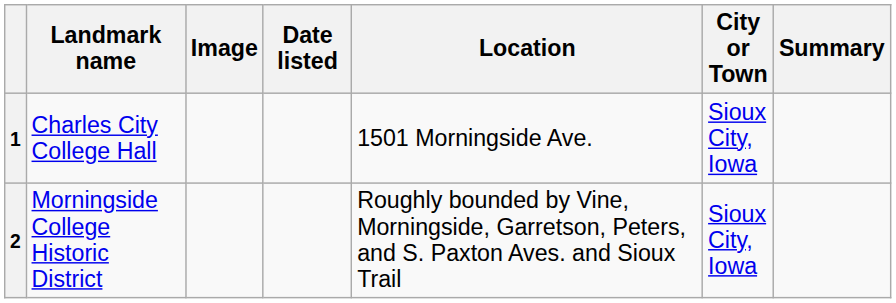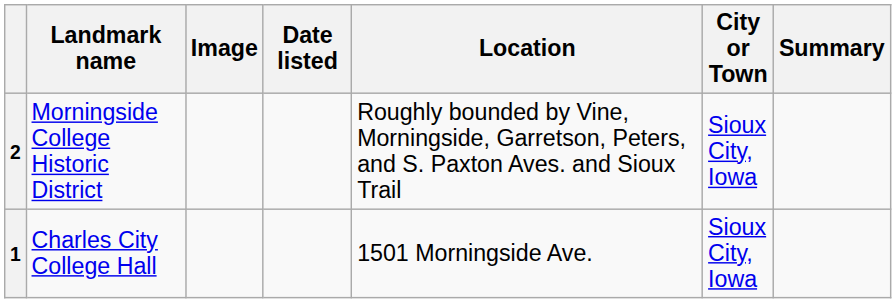rows swapped: (15, 139) <-> (15, 241)
